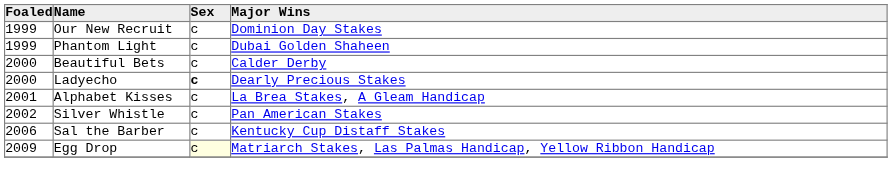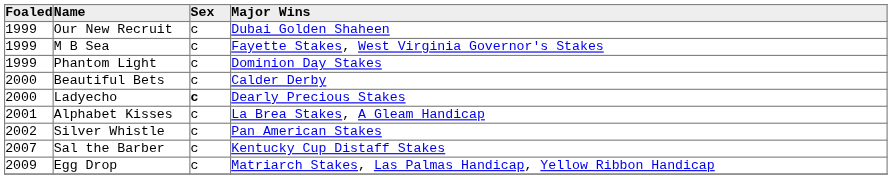(307, 30) Dominion Day Stakes -> (310, 30) Dubai Golden Shaheen
+ row: (82, 47)
(310, 47) Dubai Golden Shaheen -> (307, 64) Dominion Day Stakes
(21, 132) 2006 -> (21, 149) 2007
(195, 149) lightyellow background -> (195, 166) no background
